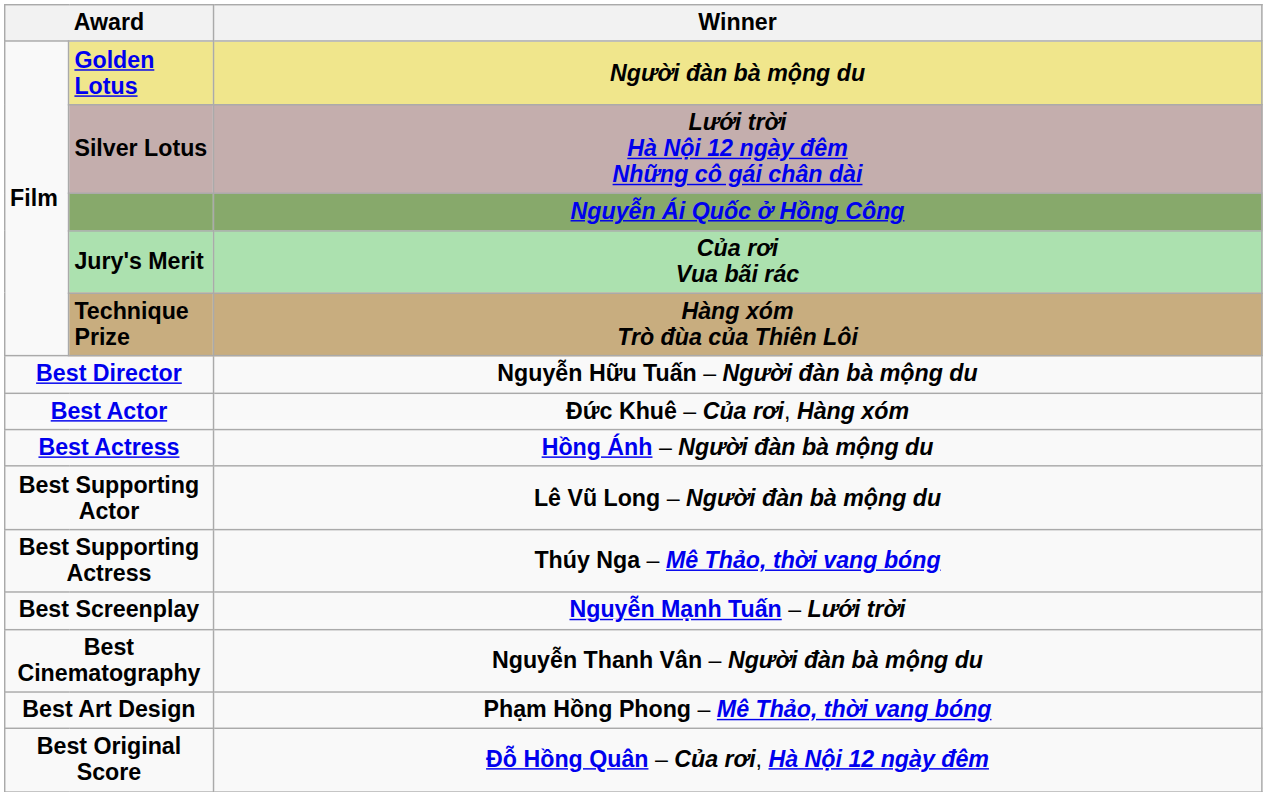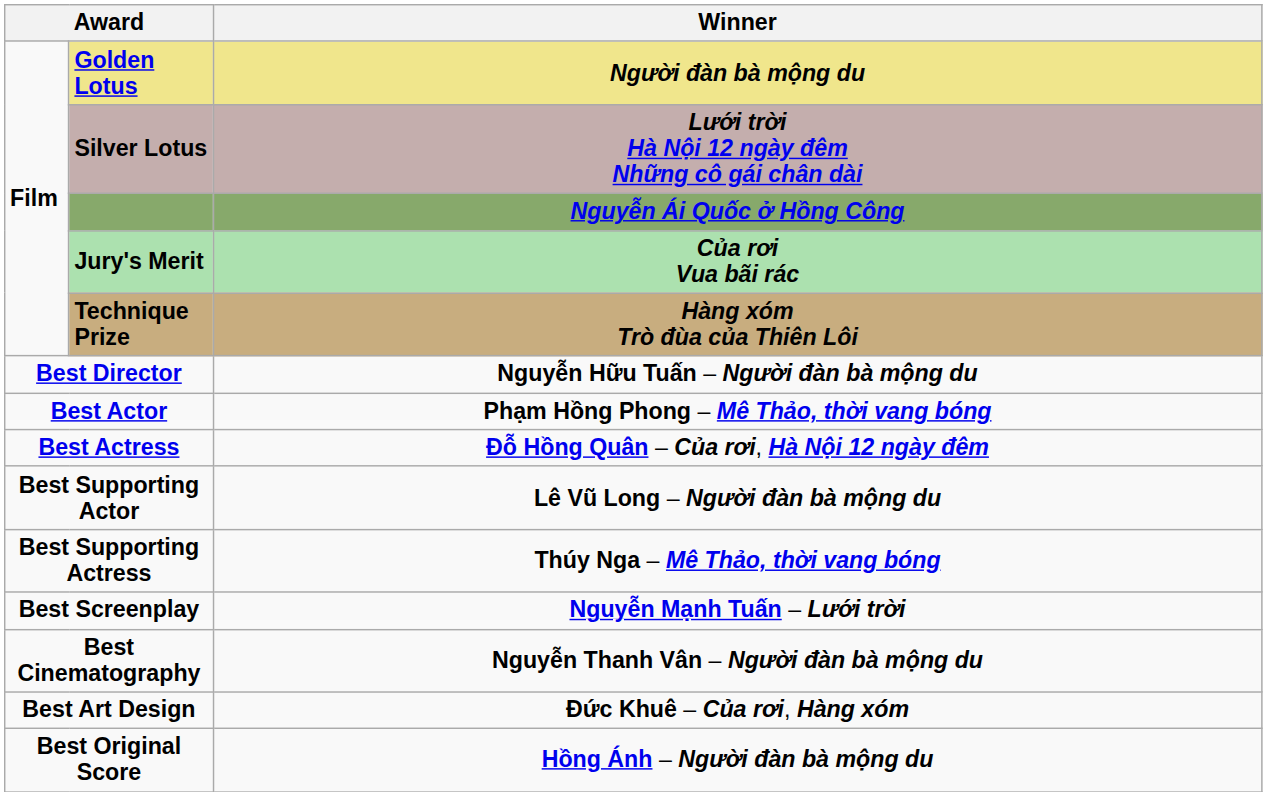(738, 410) Đức Khuê – Của rơi, Hàng xóm -> (738, 410) Phạm Hồng Phong – Mê Thảo, thời vang bóng
(738, 447) Hồng Ánh – Người đàn bà mộng du -> (738, 447) Đỗ Hồng Quân – Của rơi, Hà Nội 12 ngày đêm
(738, 710) Phạm Hồng Phong – Mê Thảo, thời vang bóng -> (738, 710) Đức Khuê – Của rơi, Hàng xóm
(738, 759) Đỗ Hồng Quân – Của rơi, Hà Nội 12 ngày đêm -> (738, 759) Hồng Ánh – Người đàn bà mộng du
